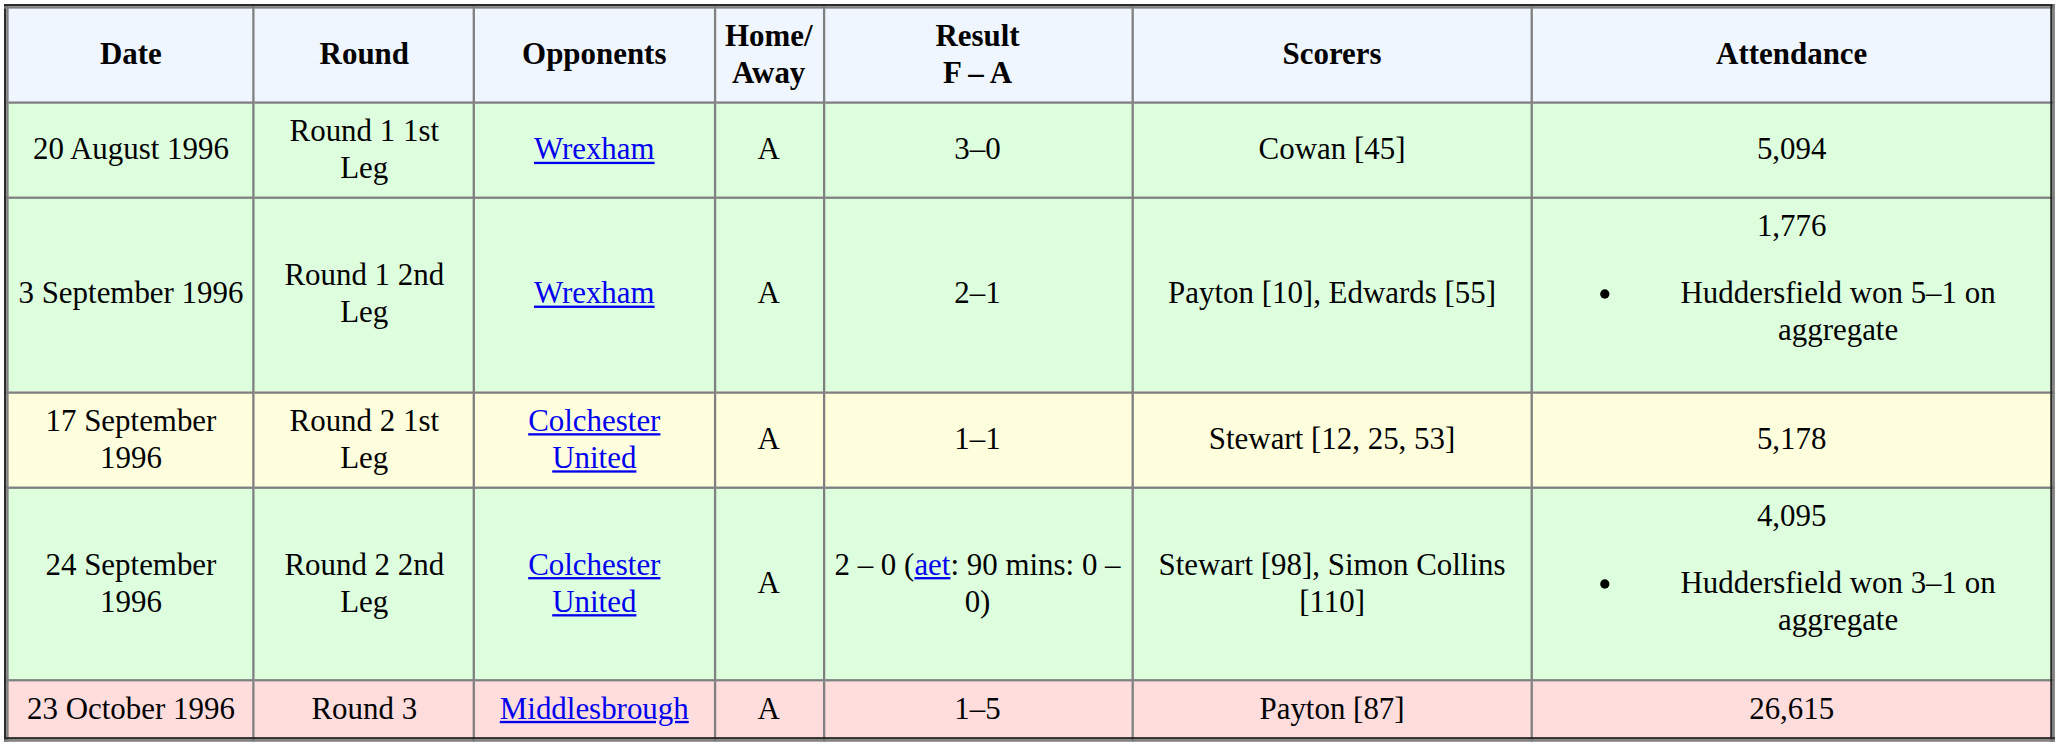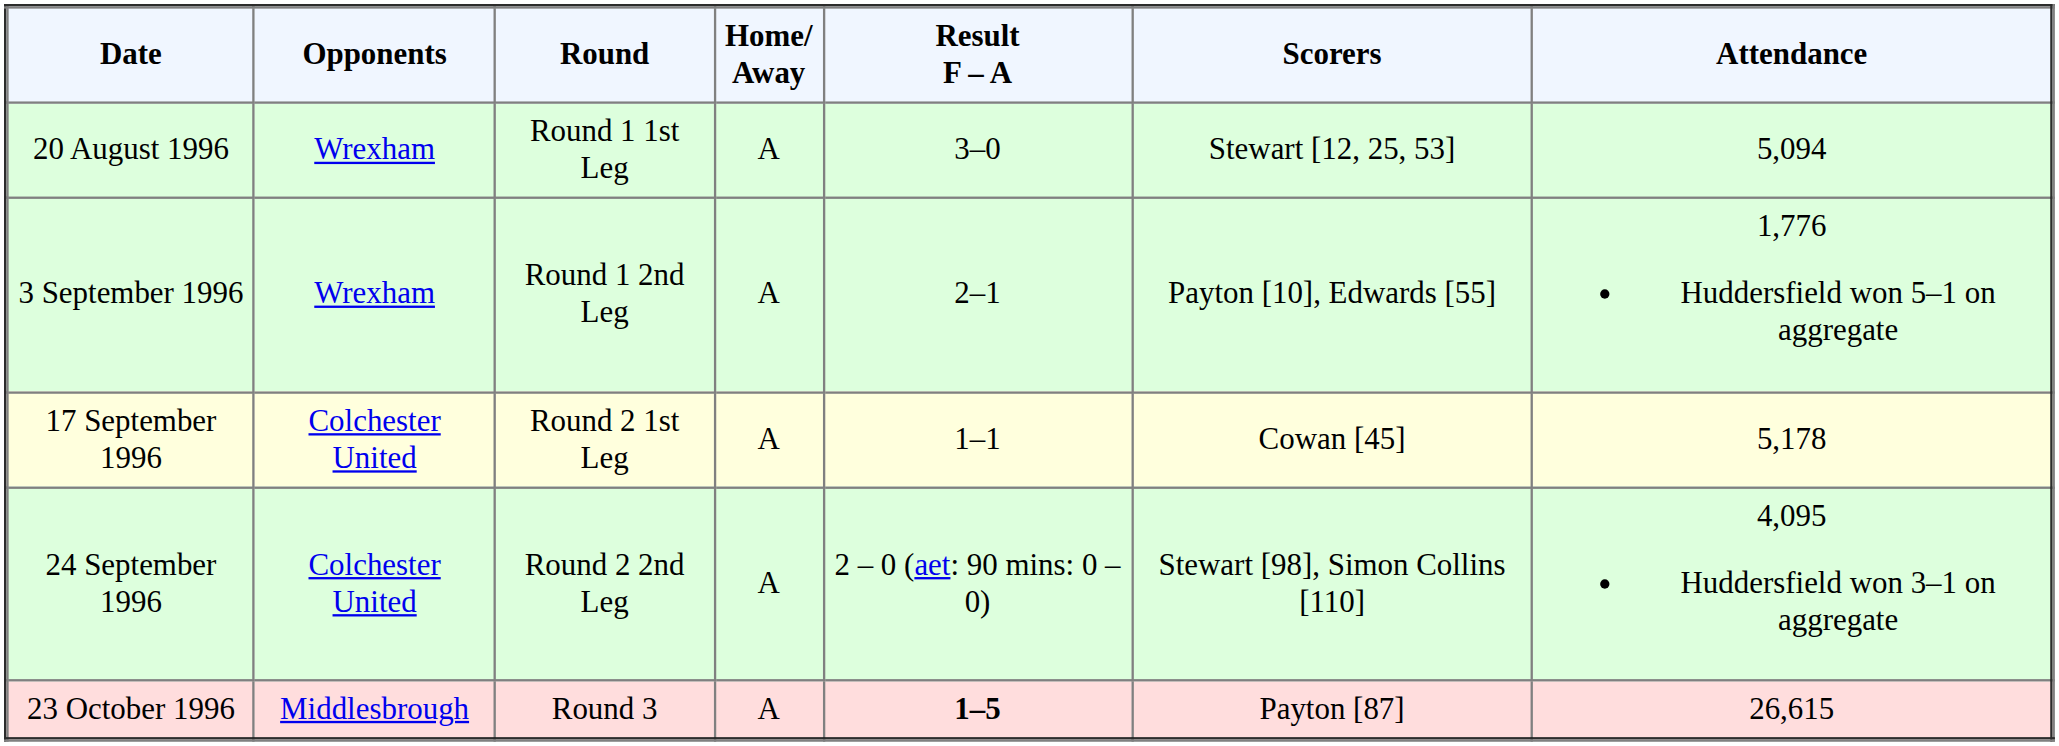columns swapped: (364, 54) <-> (594, 54)
(1332, 149) Cowan [45] -> (1332, 149) Stewart [12, 25, 53]
(1332, 438) Stewart [12, 25, 53] -> (1332, 438) Cowan [45]
(978, 709) normal -> (978, 709) bold
